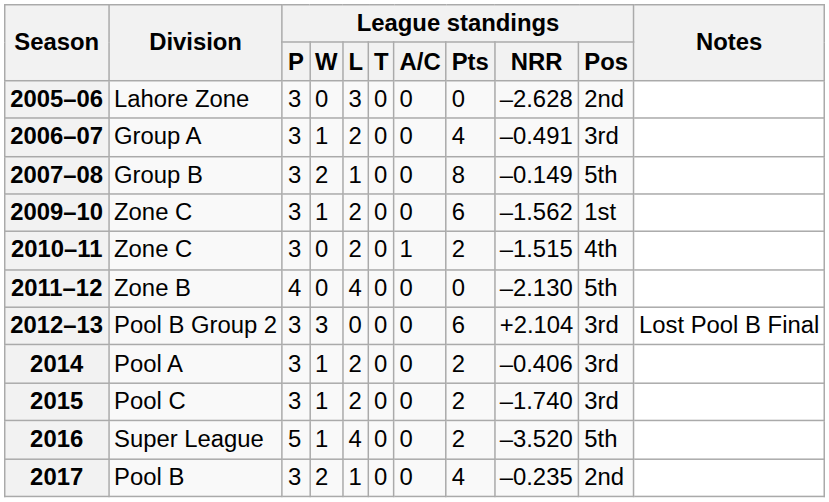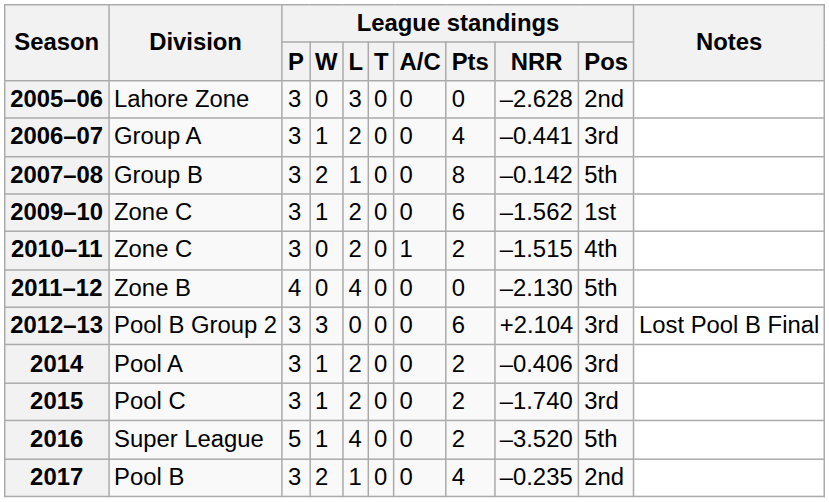(536, 136) –0.491 -> (536, 136) –0.441
(536, 174) –0.149 -> (536, 174) –0.142
